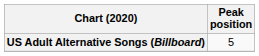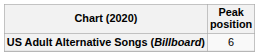(231, 42) 5 -> (231, 42) 6
